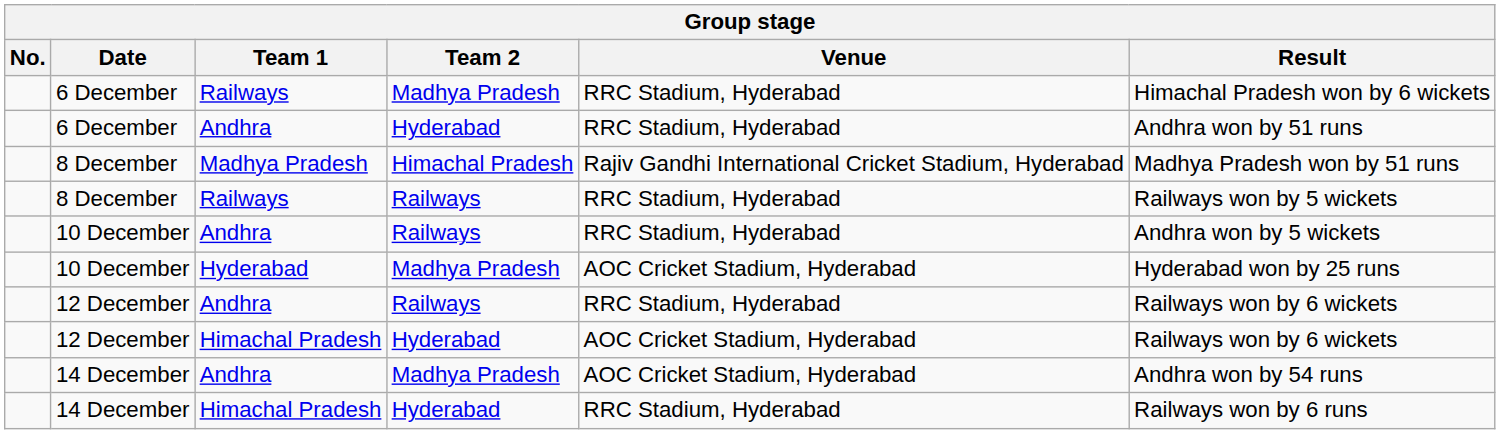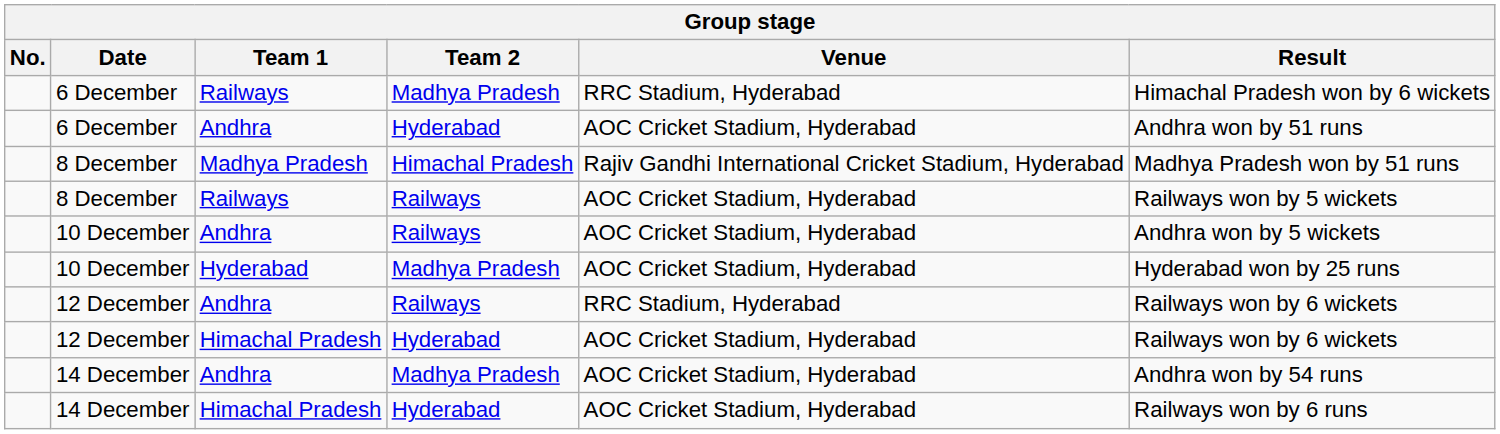(712, 127) RRC Stadium, Hyderabad -> (750, 127) AOC Cricket Stadium, Hyderabad
(712, 198) RRC Stadium, Hyderabad -> (750, 198) AOC Cricket Stadium, Hyderabad
(712, 233) RRC Stadium, Hyderabad -> (750, 233) AOC Cricket Stadium, Hyderabad
(712, 410) RRC Stadium, Hyderabad -> (750, 410) AOC Cricket Stadium, Hyderabad
